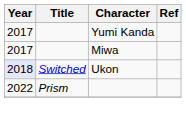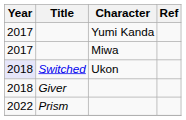+ row: (52, 87)
